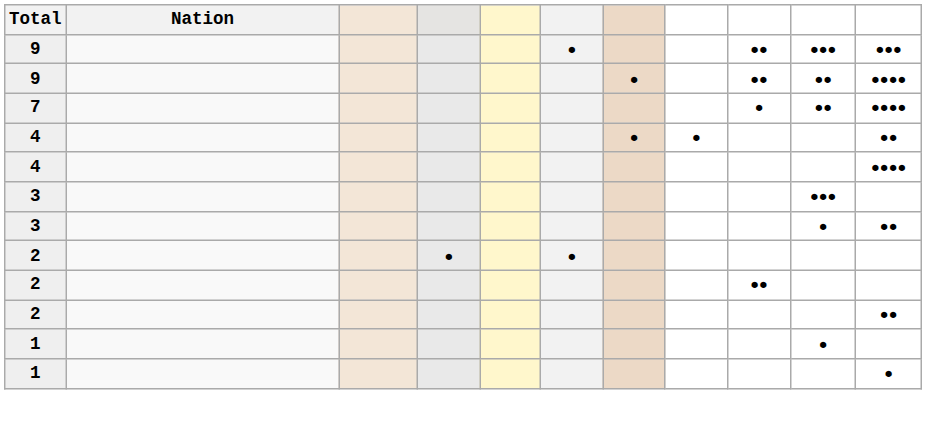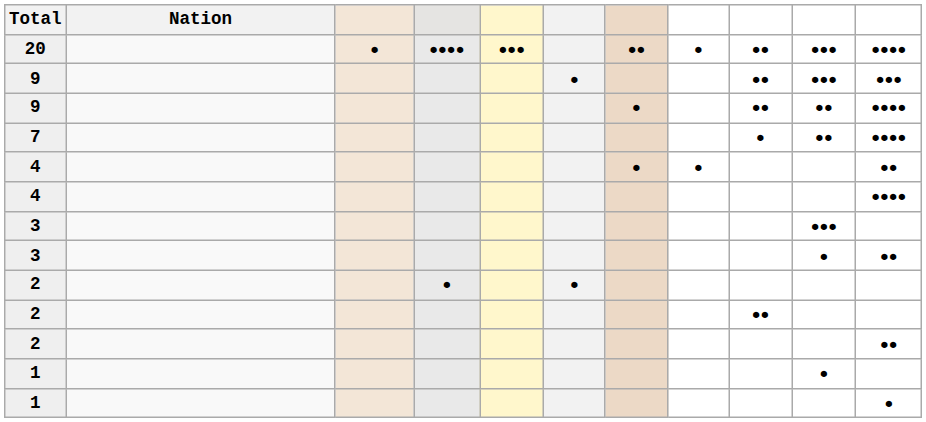+ row: (35, 49)
